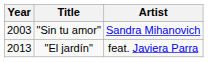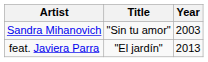columns swapped: (19, 13) <-> (153, 13)
